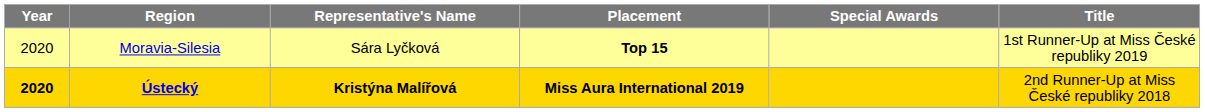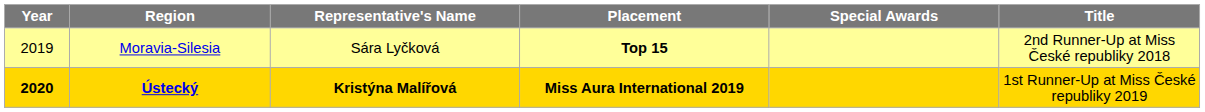(37, 48) 2020 -> (37, 48) 2019
(1099, 48) 1st Runner-Up at Miss České republiky 2019 -> (1099, 48) 2nd Runner-Up at Miss České republiky 2018
(1099, 88) 2nd Runner-Up at Miss České republiky 2018 -> (1099, 88) 1st Runner-Up at Miss České republiky 2019
